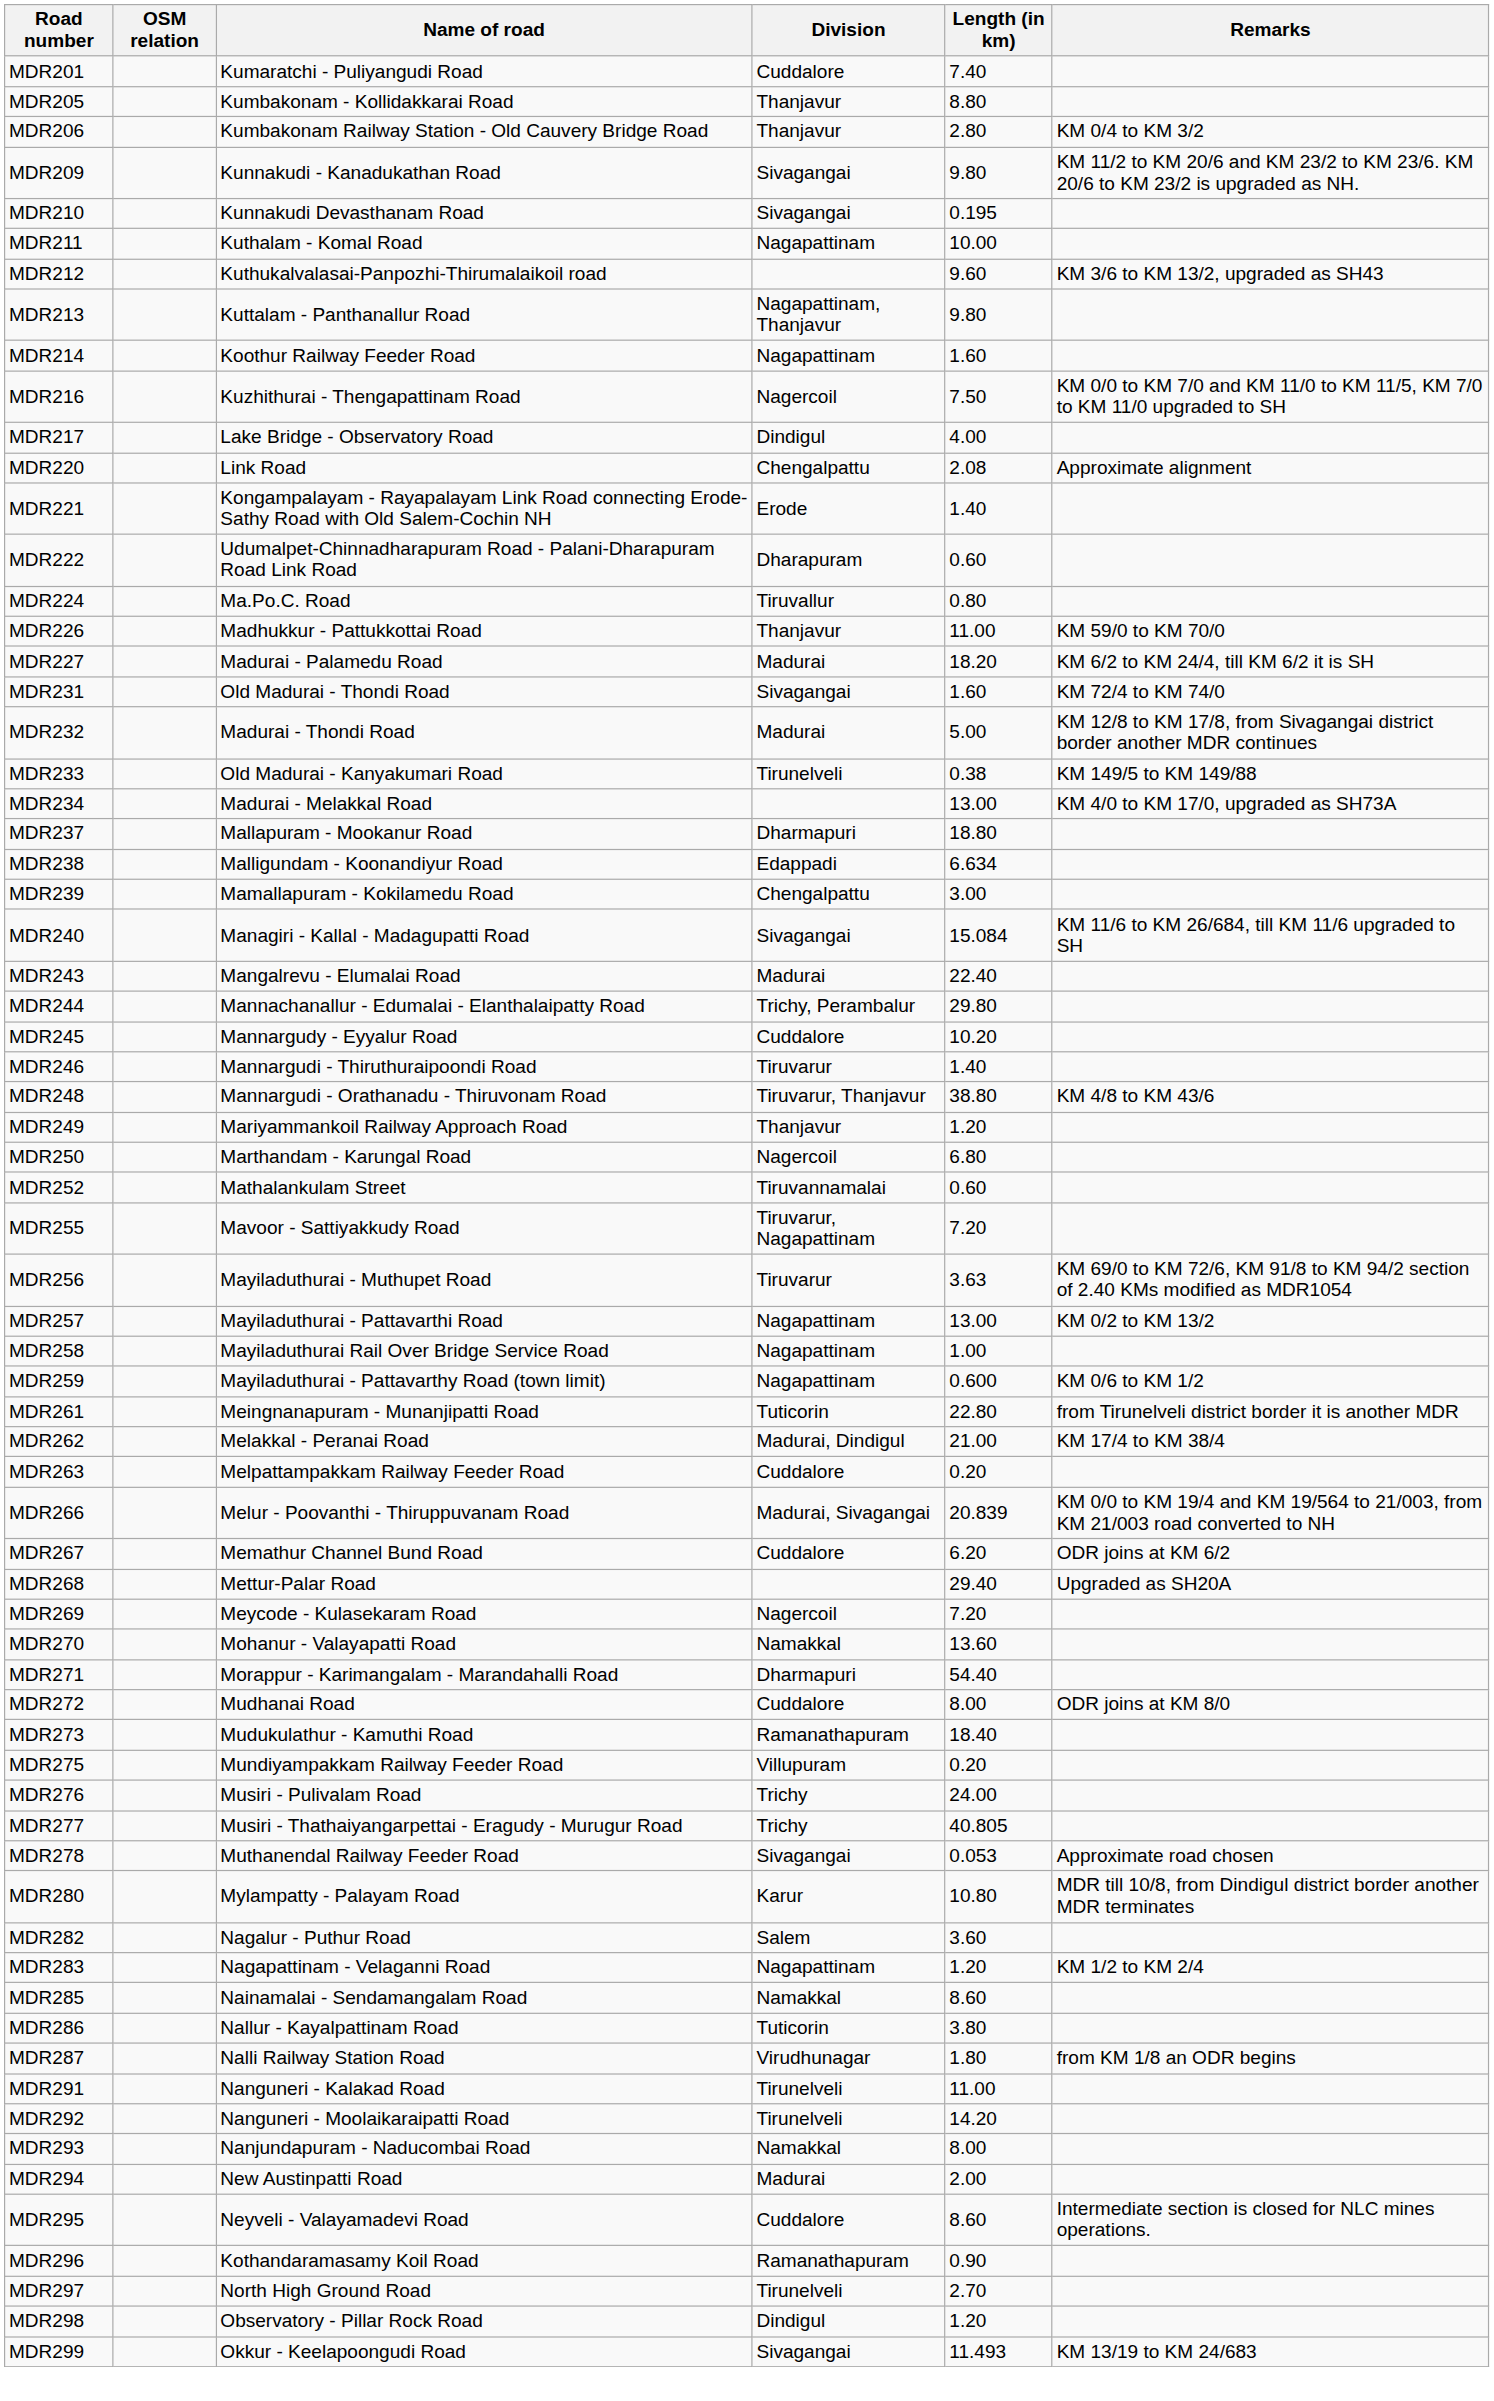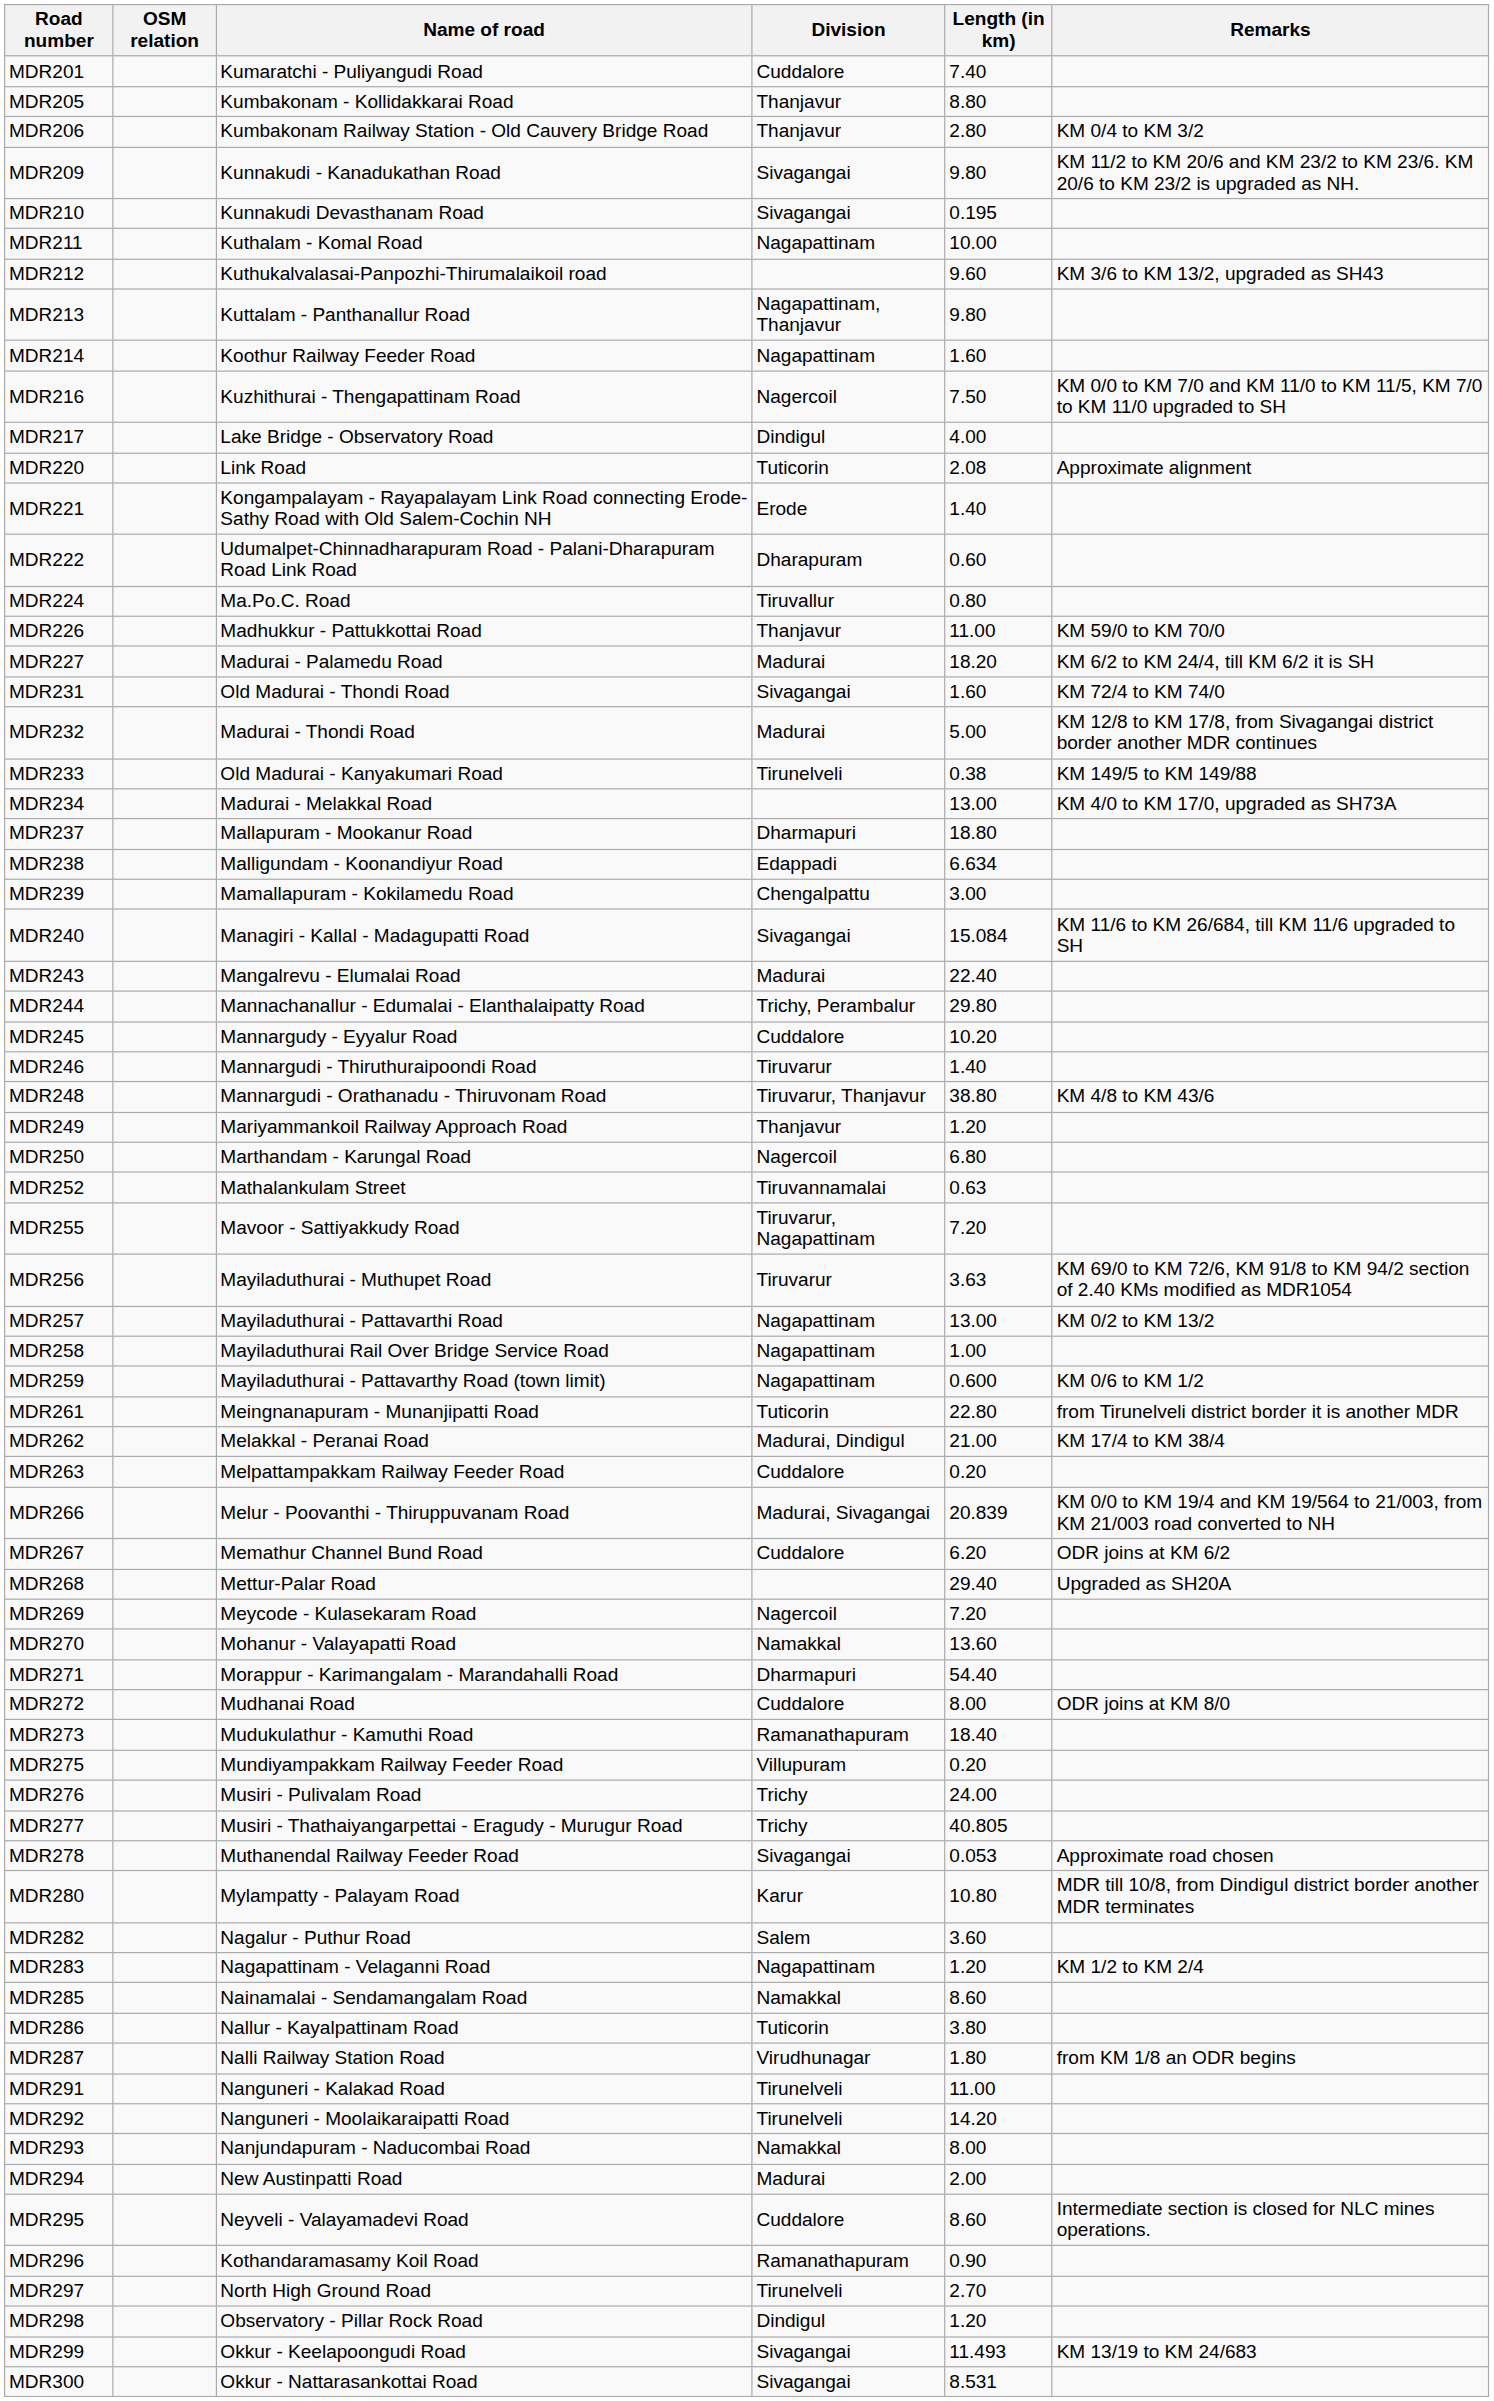(813, 467) Chengalpattu -> (793, 467) Tuticorin
(968, 1187) 0.60 -> (968, 1187) 0.63
+ row: (47, 2381)
